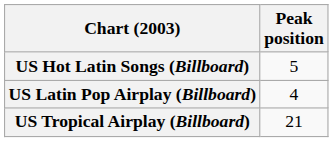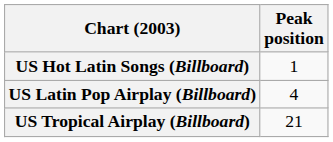(294, 66) 5 -> (294, 66) 1
